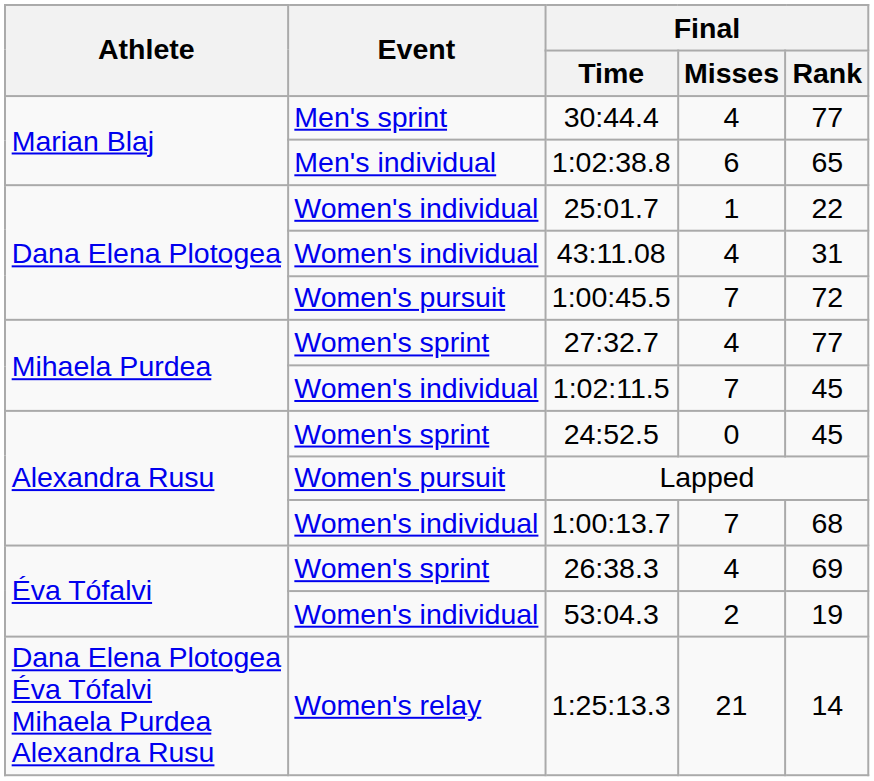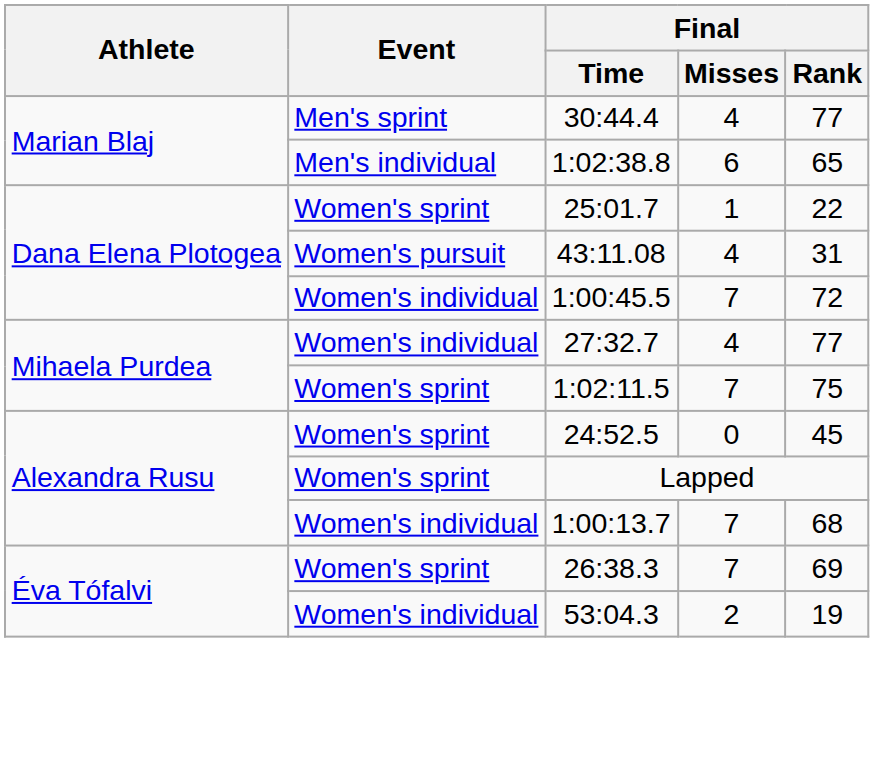(416, 208) Women's individual -> (392, 208) Women's sprint
(416, 253) Women's individual -> (400, 253) Women's pursuit
(400, 298) Women's pursuit -> (416, 298) Women's individual
(392, 343) Women's sprint -> (416, 343) Women's individual
(416, 388) Women's individual -> (392, 388) Women's sprint
(827, 388) 45 -> (827, 388) 75
(400, 478) Women's pursuit -> (392, 478) Women's sprint
(731, 568) 4 -> (731, 568) 7
- row: (611, 706)
